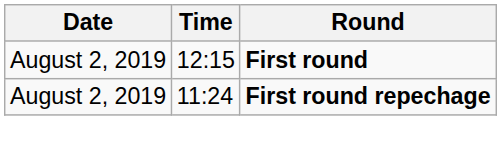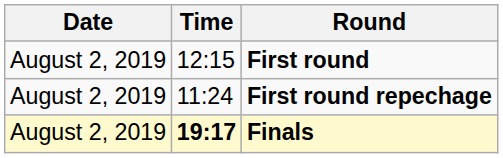+ row: (280, 133)
